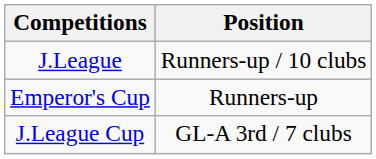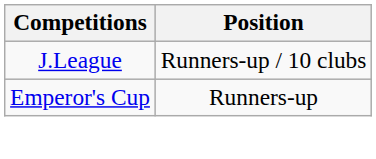- row: (80, 134)
